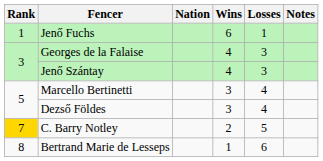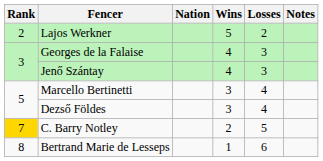- row: (68, 33)
+ row: (76, 33)
